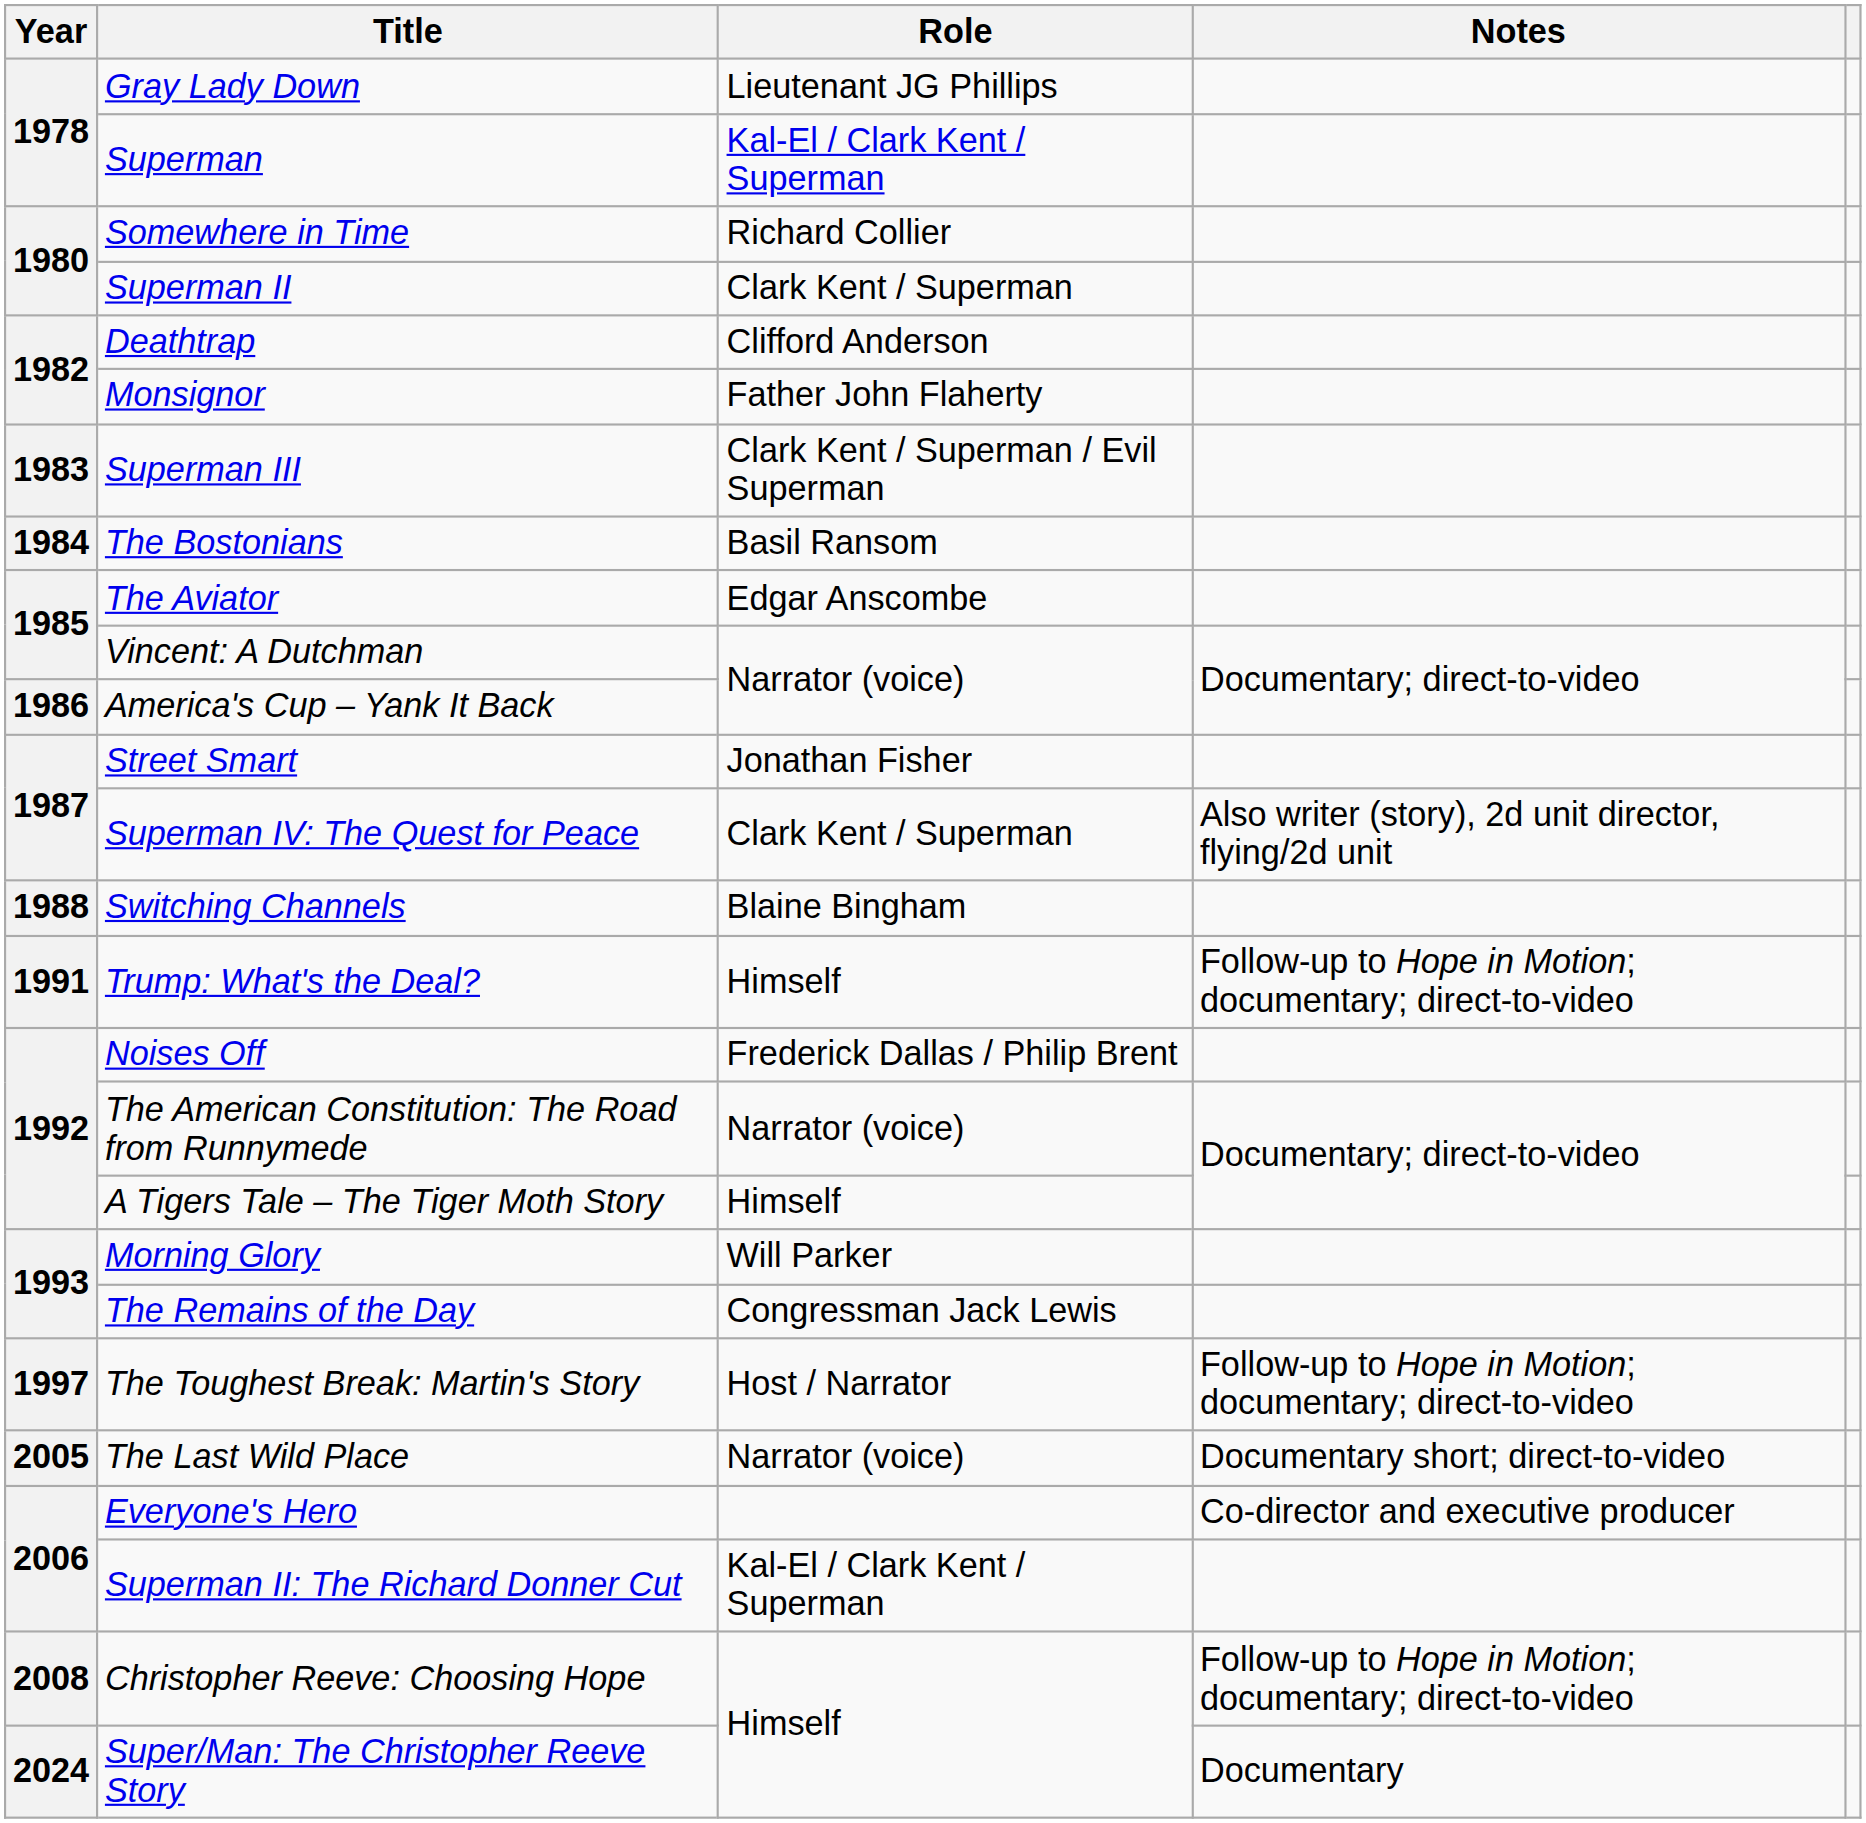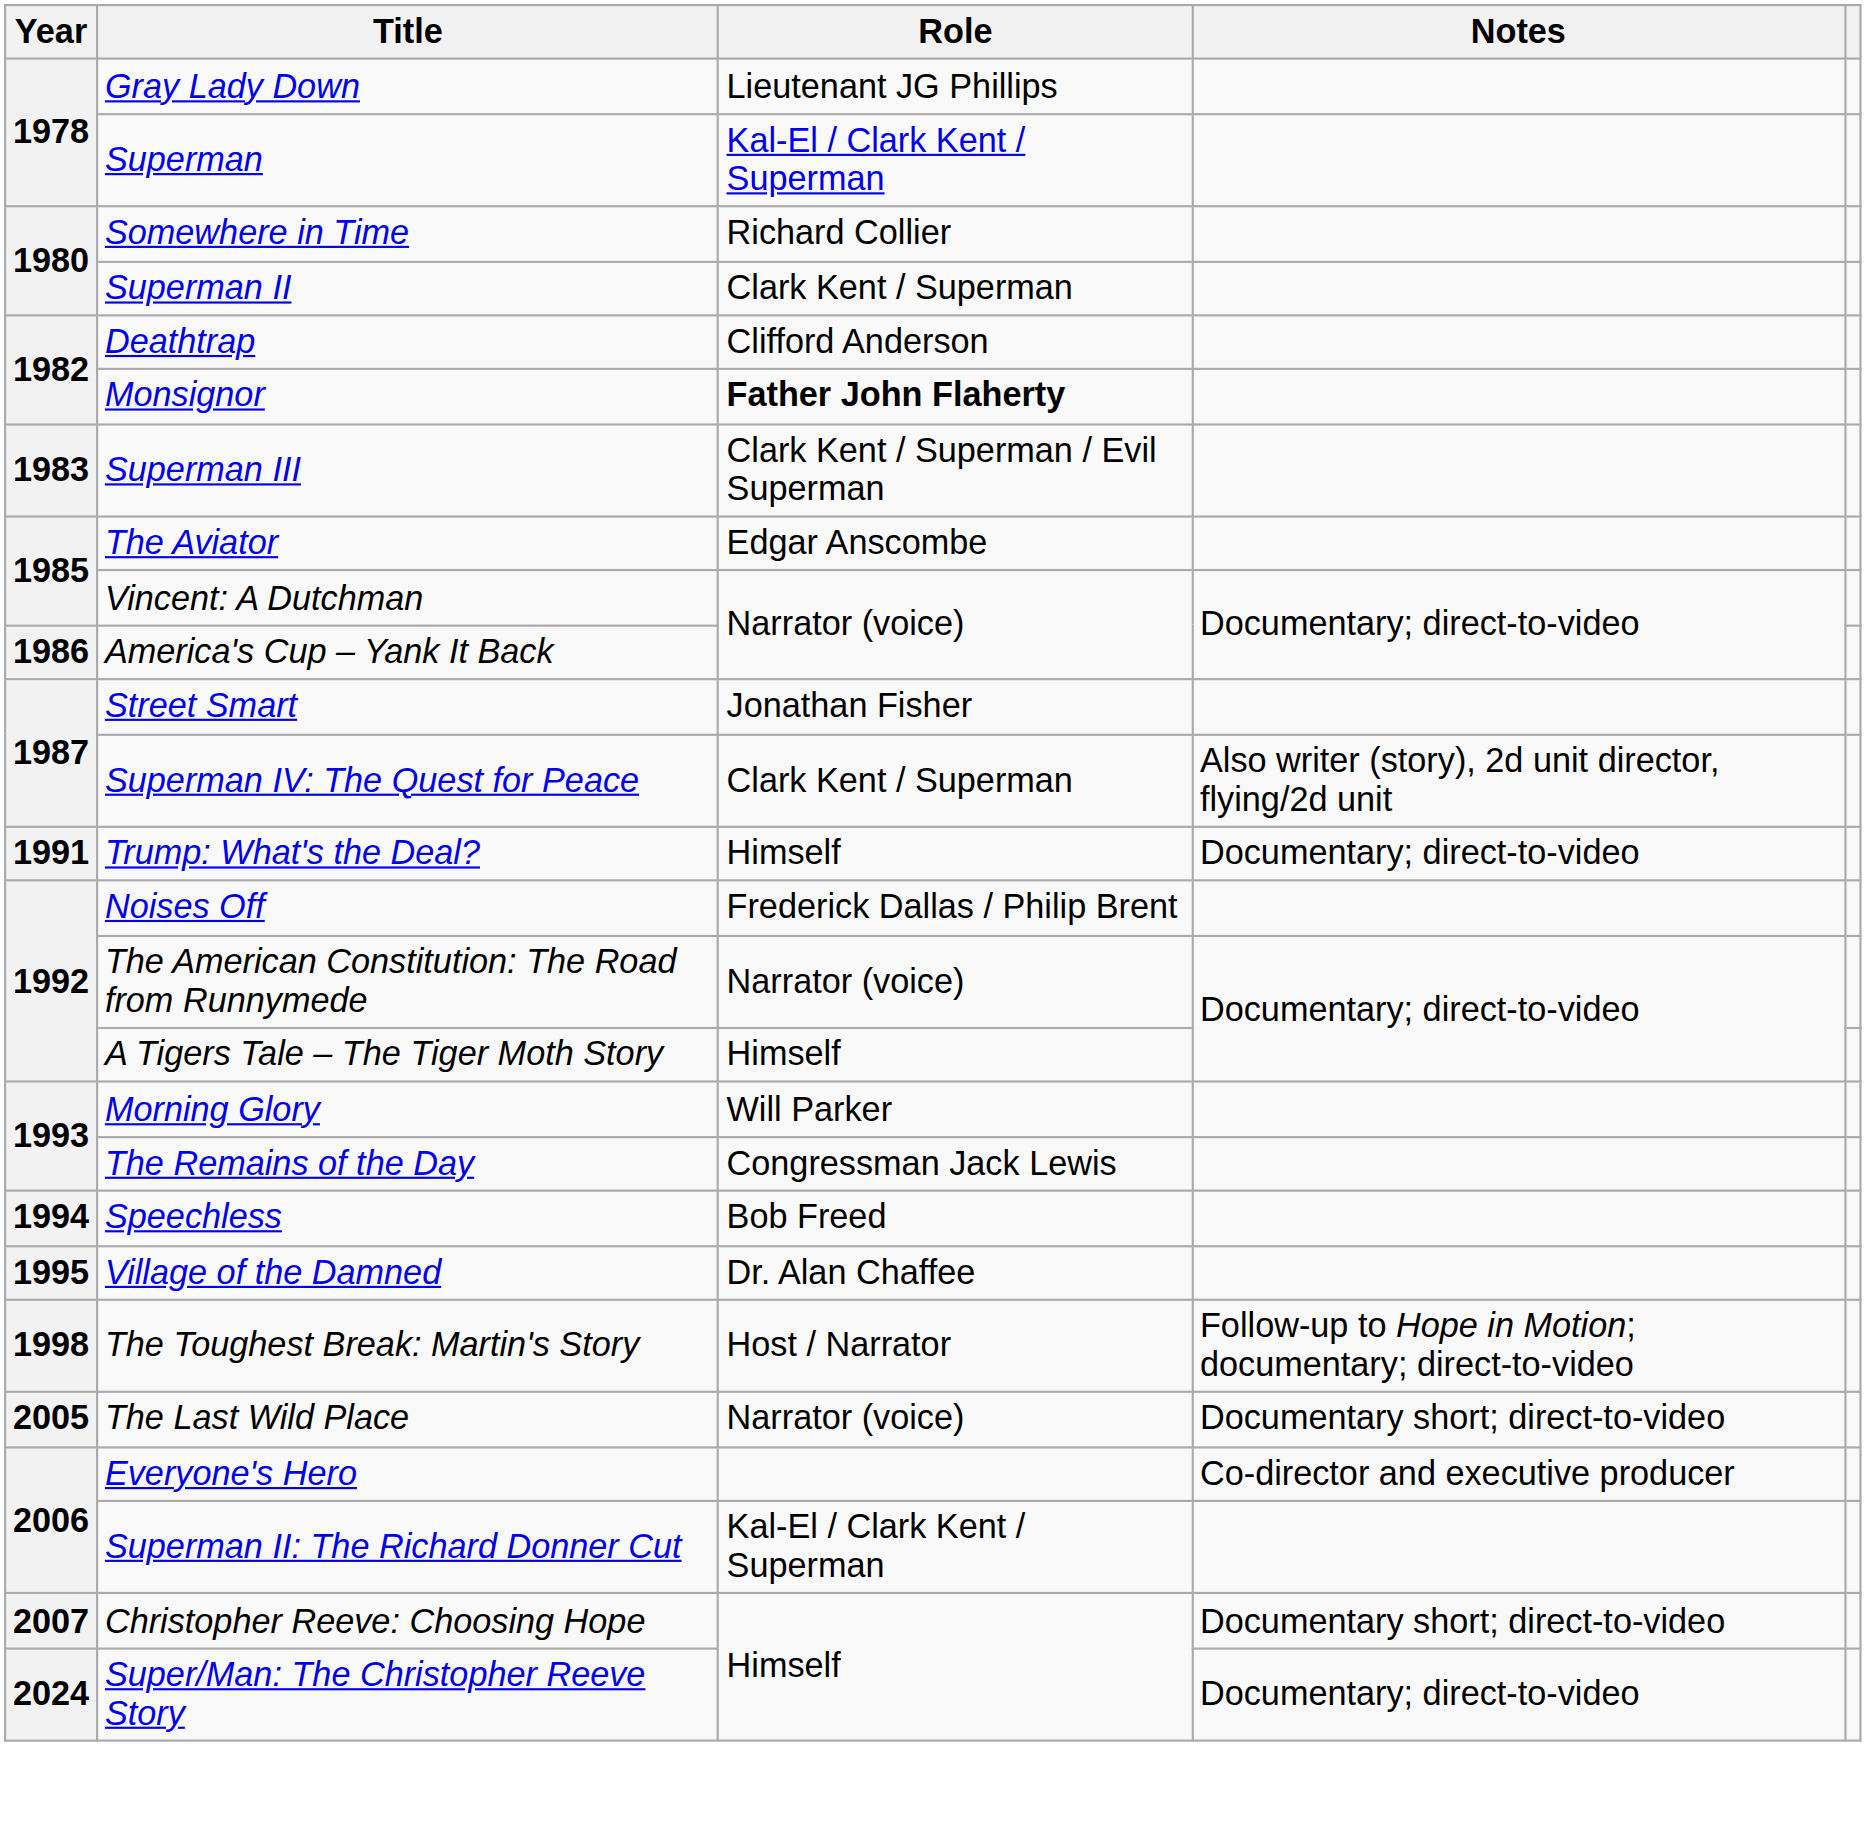(885, 395) normal -> (896, 395) bold
- row: (224, 543)
- row: (255, 907)
(1418, 981) Follow-up to Hope in Motion; documentary; direct-to-video -> (1420, 853) Documentary; direct-to-video
+ row: (193, 1217)
+ row: (273, 1271)
(51, 1383) 1997 -> (51, 1345) 1998
(51, 1678) 2008 -> (51, 1620) 2007
(1418, 1678) Follow-up to Hope in Motion; documentary; direct-to-video -> (1463, 1620) Documentary short; direct-to-video
(1302, 1770) Documentary -> (1420, 1693) Documentary; direct-to-video
